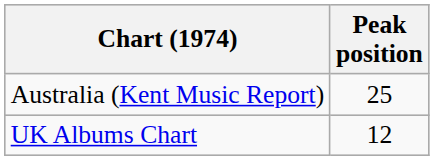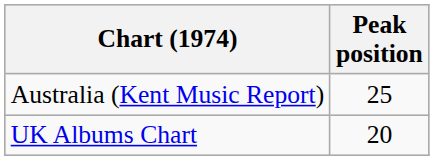(379, 134) 12 -> (379, 134) 20
